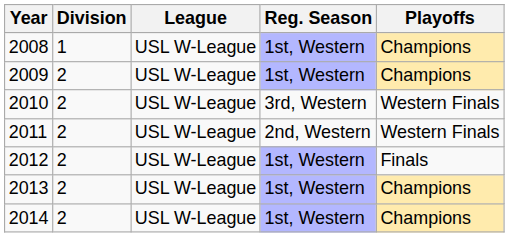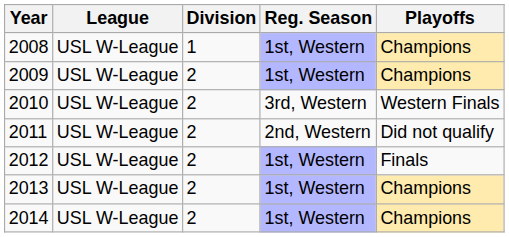columns swapped: (92, 18) <-> (196, 18)
(440, 132) Western Finals -> (437, 132) Did not qualify
